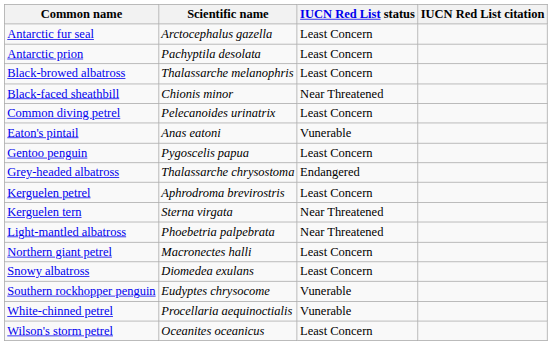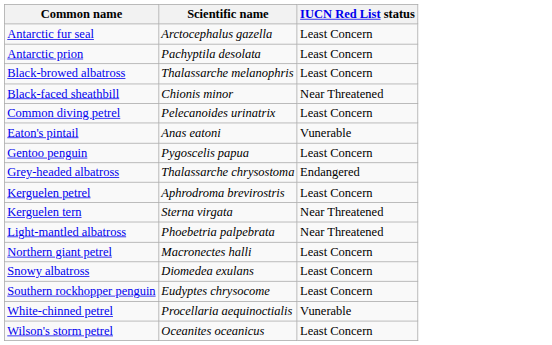- column: (483, 14)
(326, 291) Vunerable -> (336, 291) Least Concern
